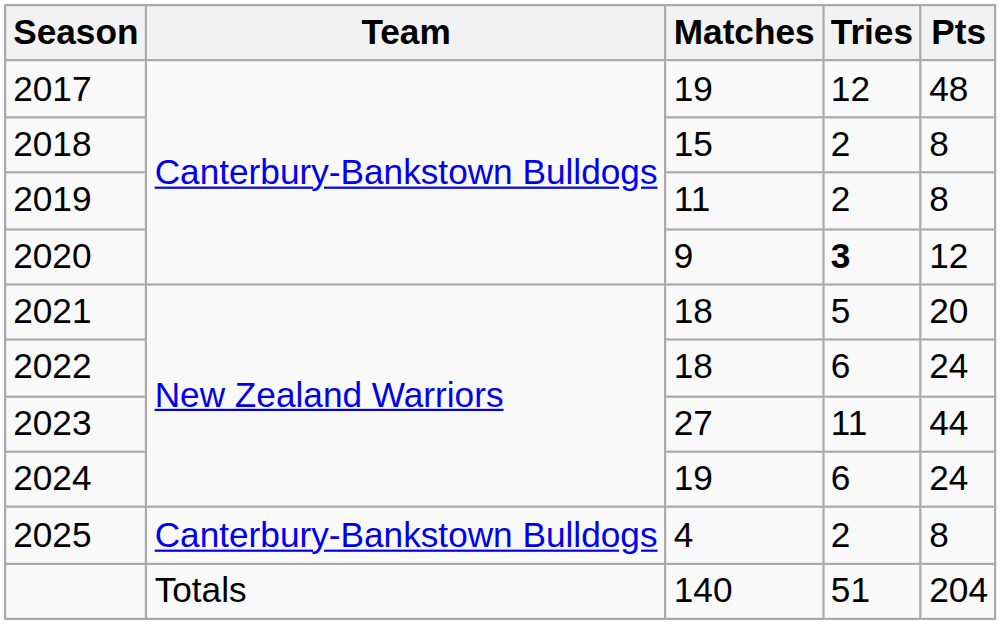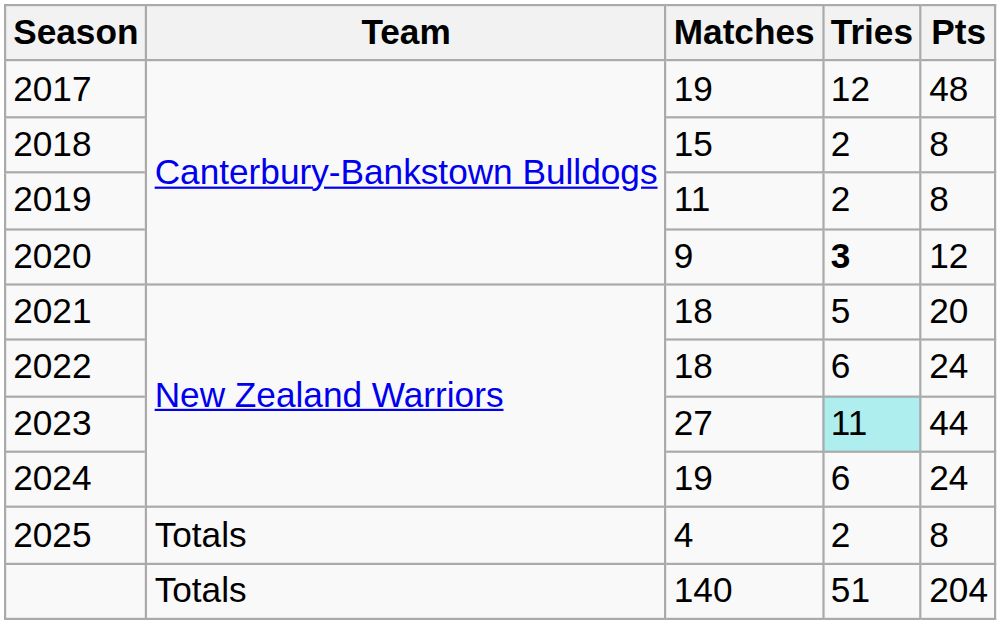(849, 423) no background -> (849, 423) paleturquoise background
(406, 534) Canterbury-Bankstown Bulldogs -> (201, 534) Totals
